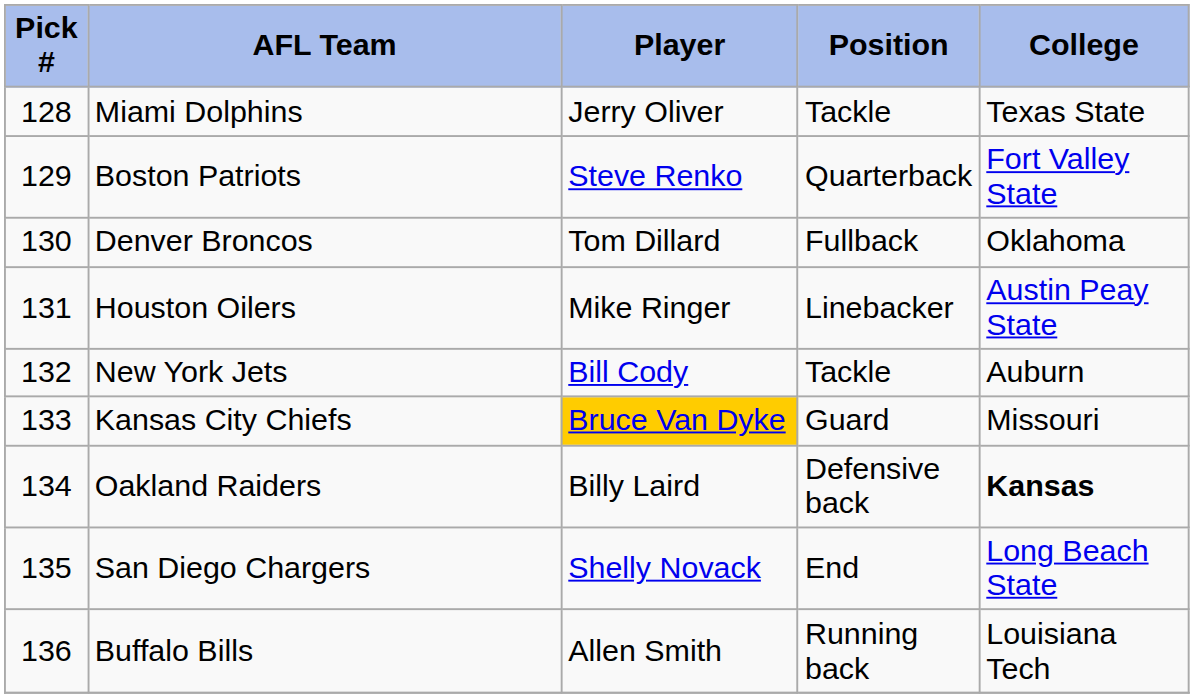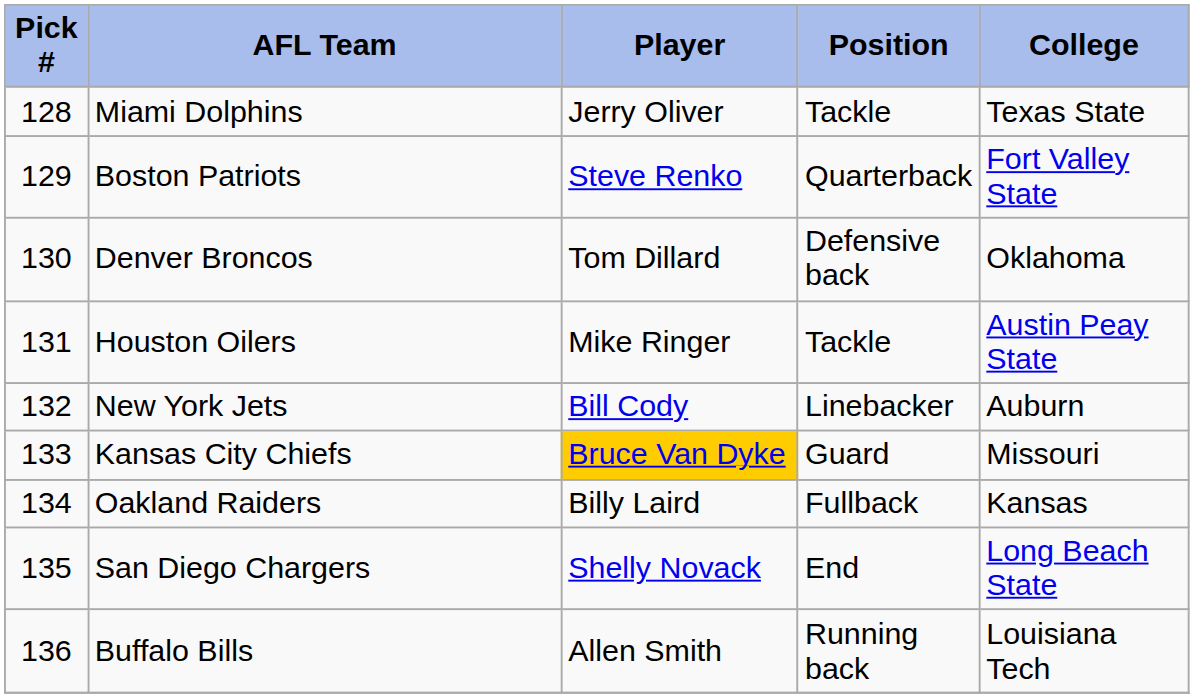(862, 241) Fullback -> (873, 258) Defensive back
(879, 306) Linebacker -> (848, 341) Tackle
(848, 372) Tackle -> (879, 406) Linebacker
(873, 485) Defensive back -> (862, 502) Fullback
(1040, 485) bold -> (1037, 502) normal
